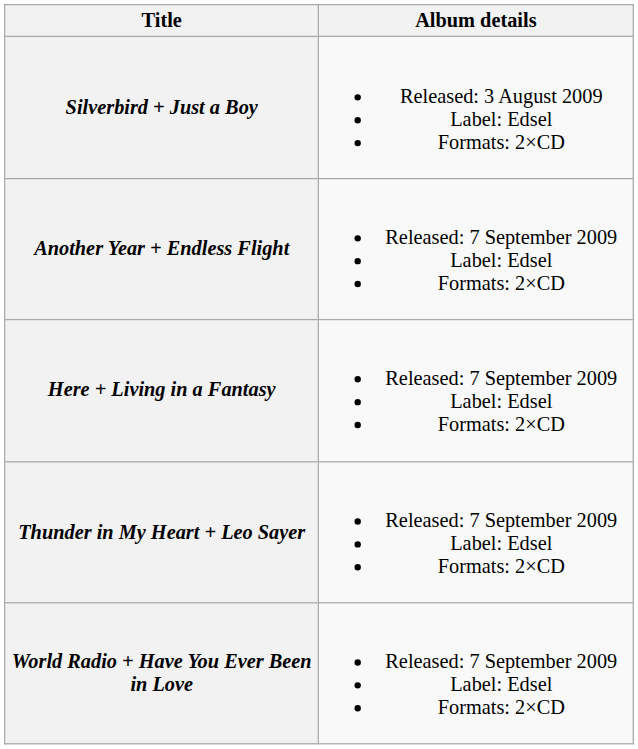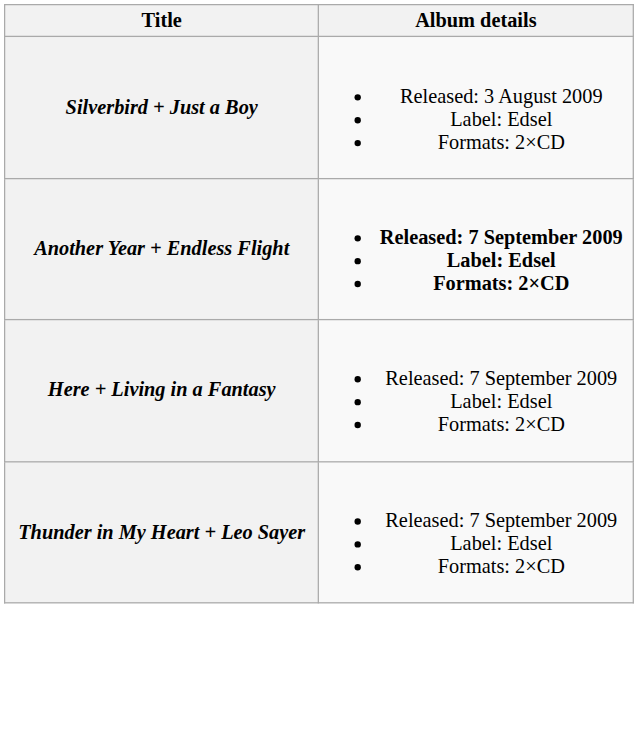(476, 260) normal -> (476, 260) bold
- row: (162, 673)
